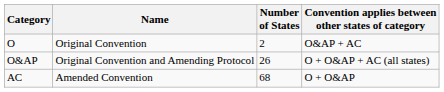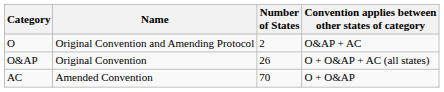(101, 43) Original Convention -> (155, 43) Original Convention and Amending Protocol
(155, 60) Original Convention and Amending Protocol -> (101, 60) Original Convention
(265, 78) 68 -> (265, 78) 70
